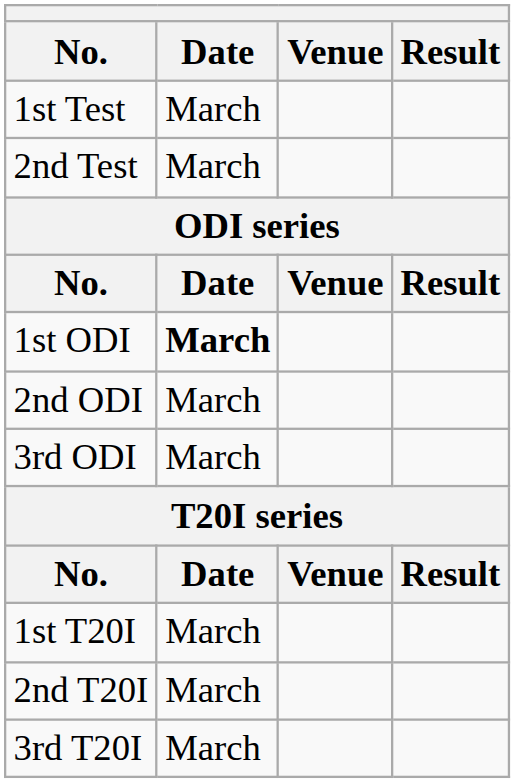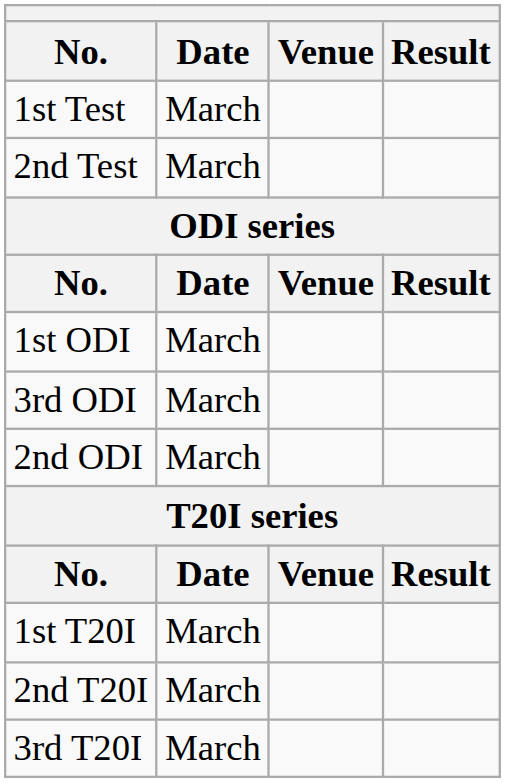(218, 340) bold -> (213, 340) normal
rows swapped: (78, 399) <-> (75, 457)
